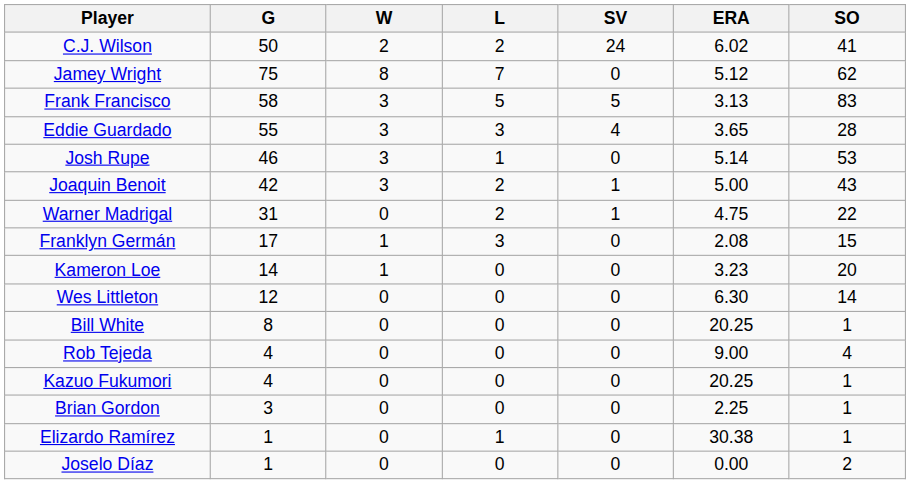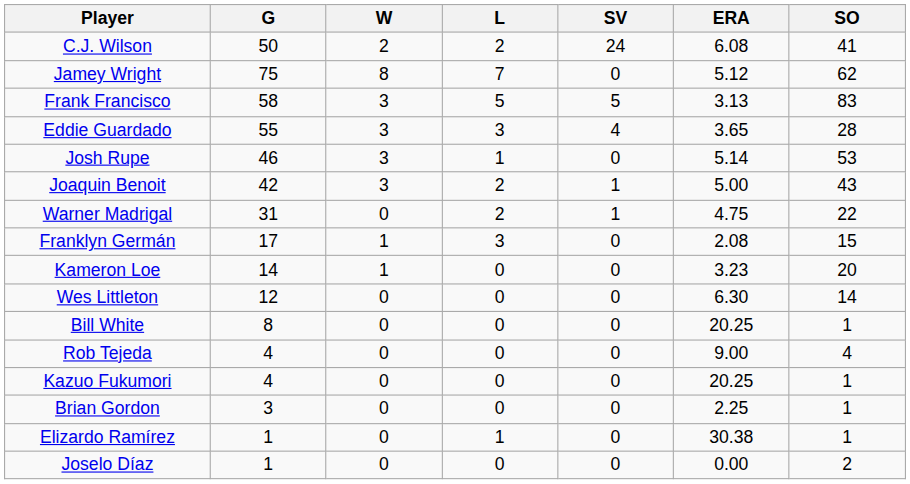(731, 46) 6.02 -> (731, 46) 6.08
